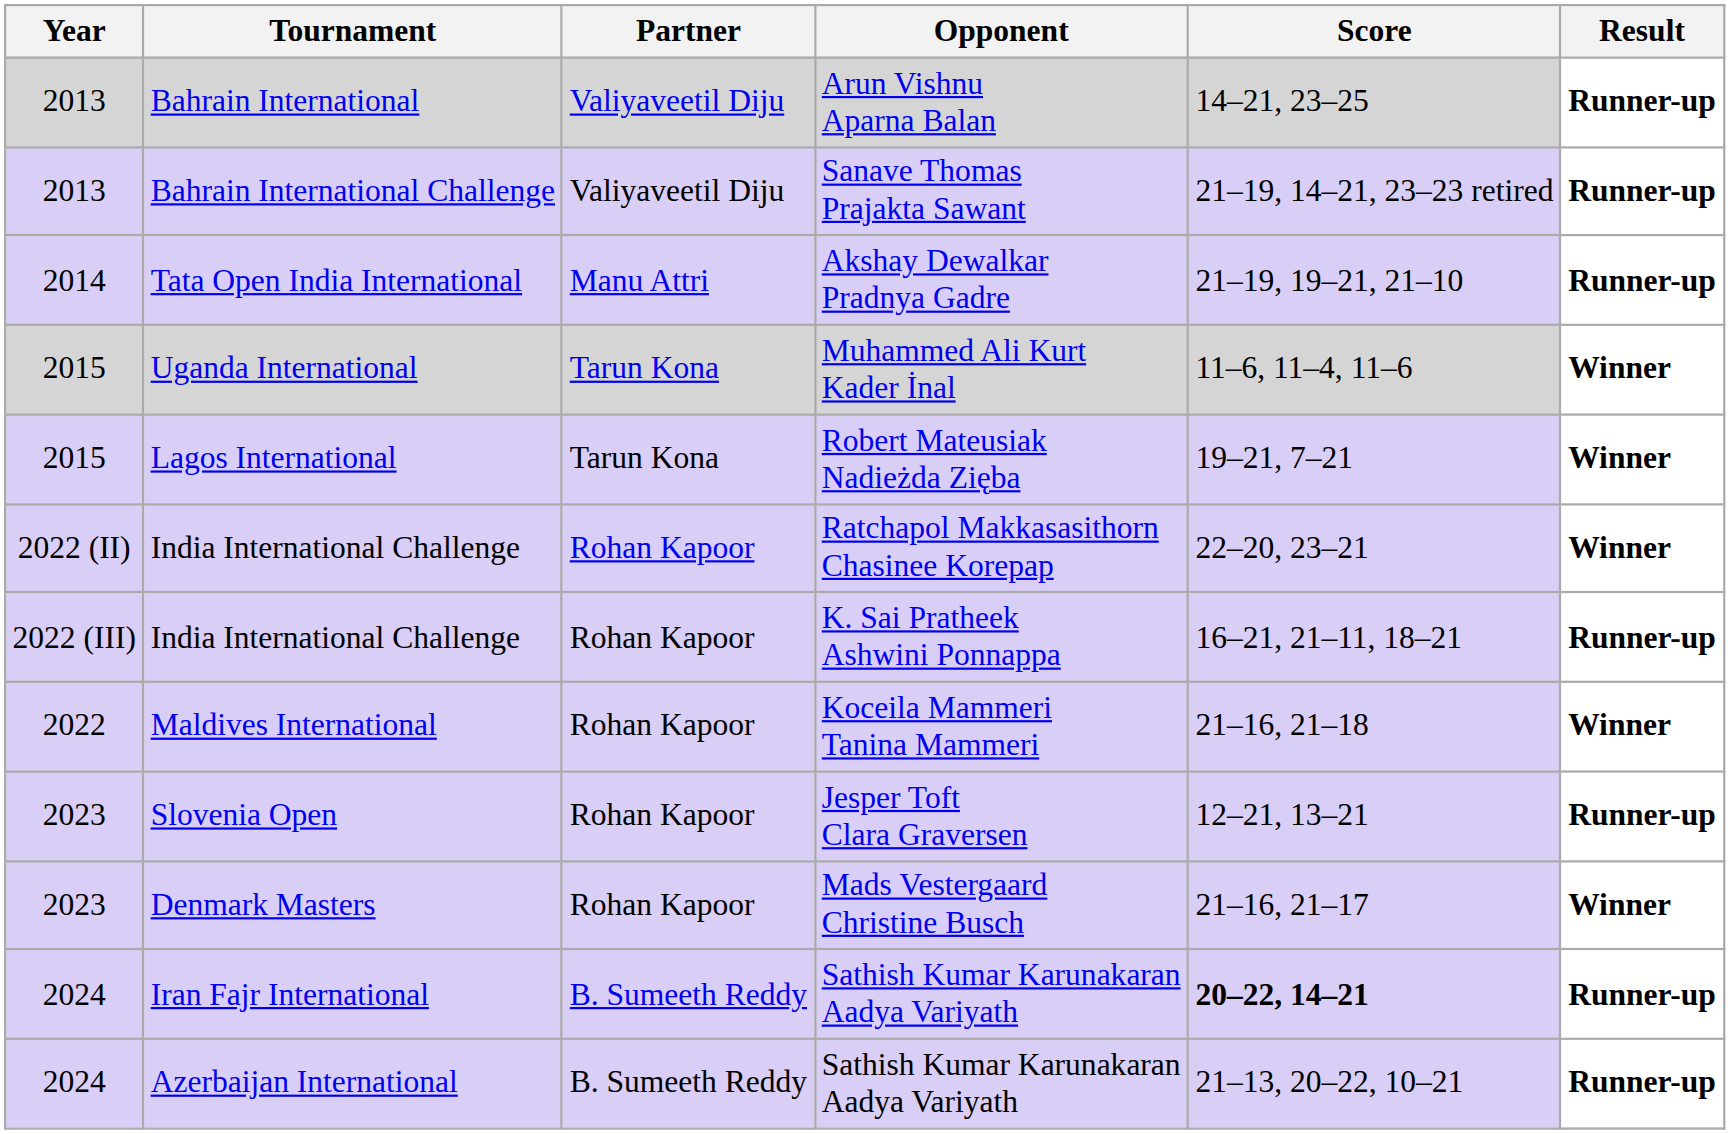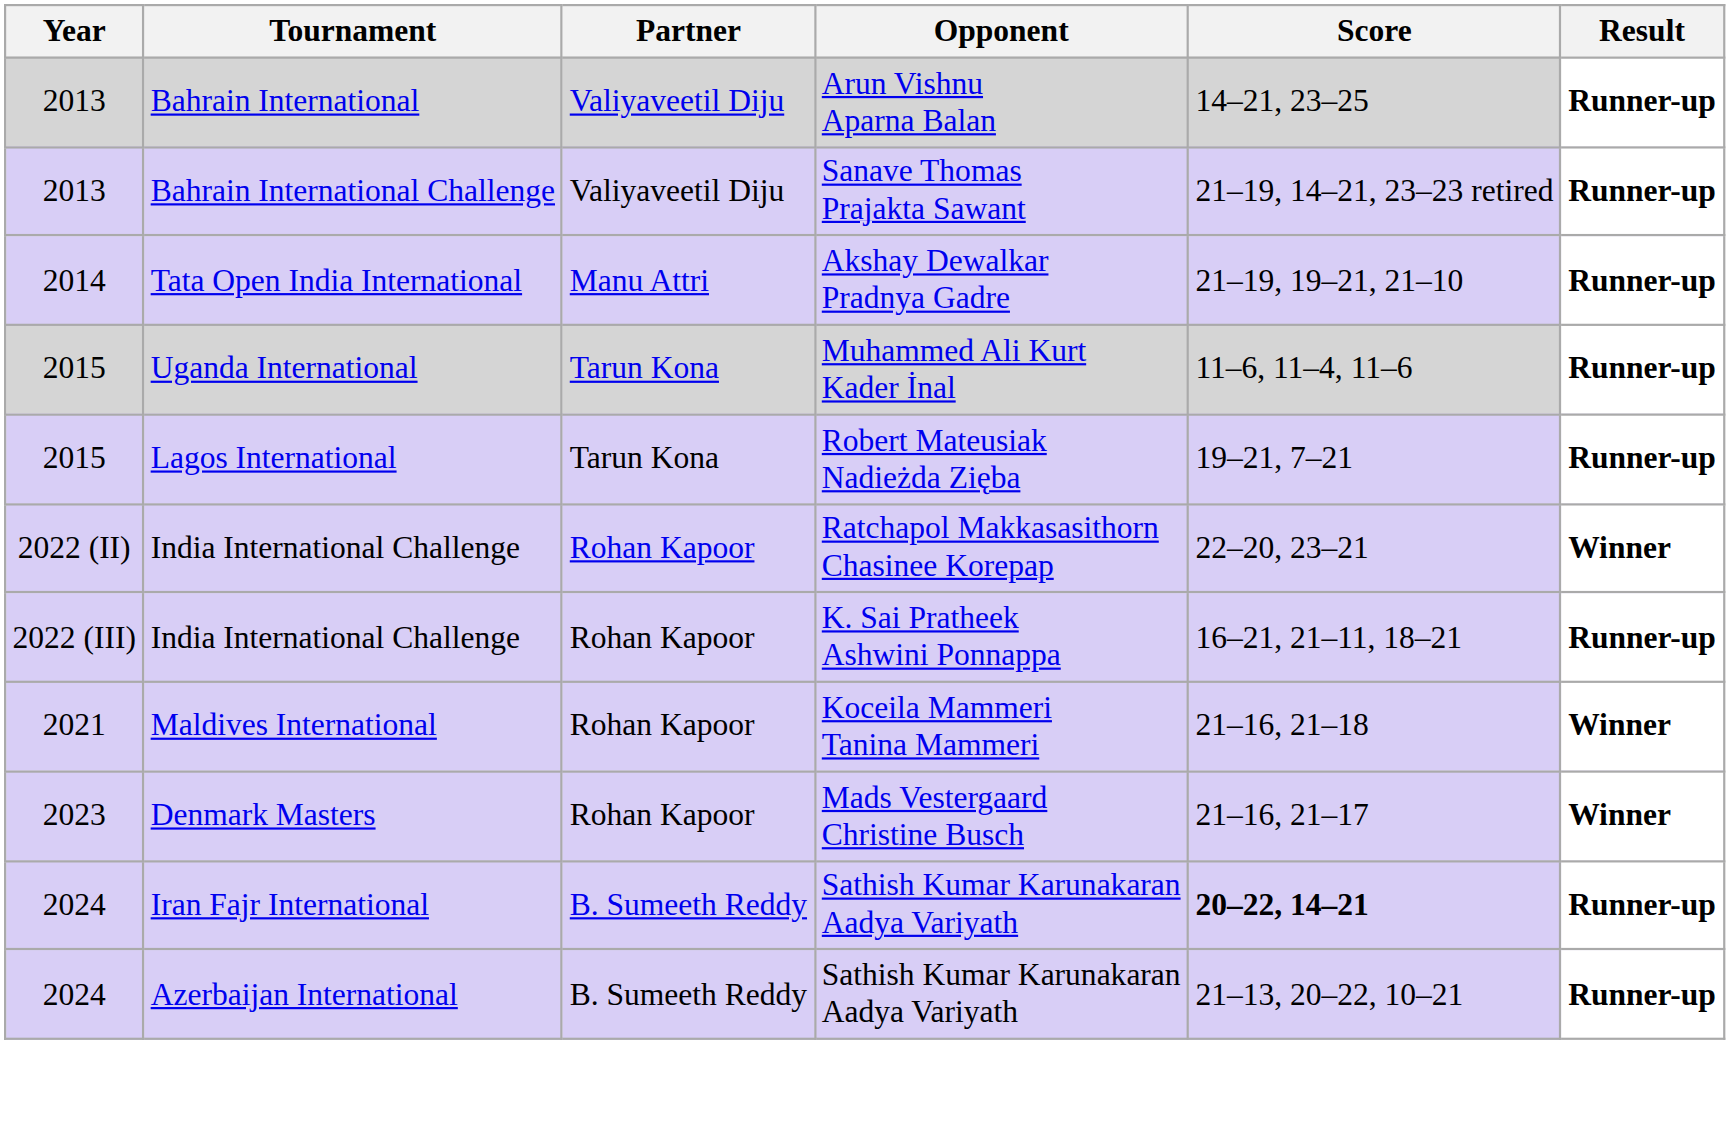(1620, 369) Winner -> (1642, 369) Runner-up
(1620, 458) Winner -> (1642, 458) Runner-up
(74, 726) 2022 -> (74, 726) 2021
- row: (244, 815)
